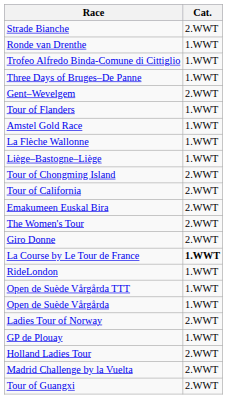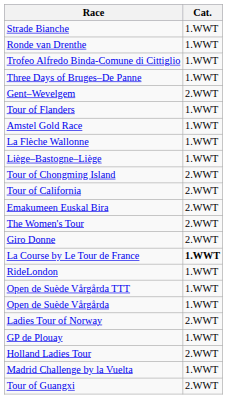(202, 28) 2.WWT -> (202, 28) 1.WWT
(202, 369) 2.WWT -> (202, 369) 1.WWT
